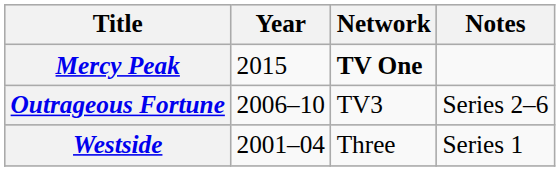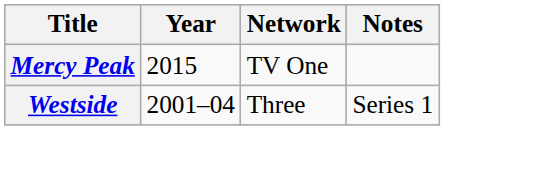(380, 64) bold -> (287, 64) normal
- row: (118, 104)
